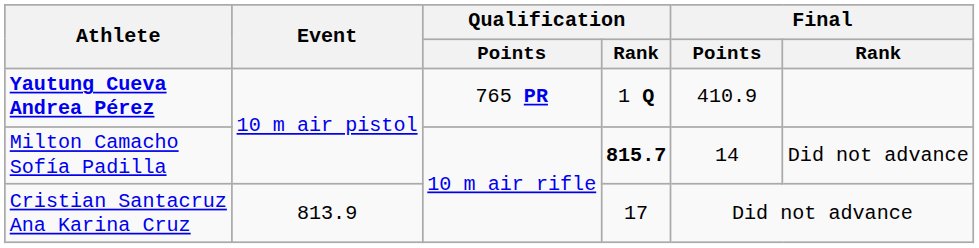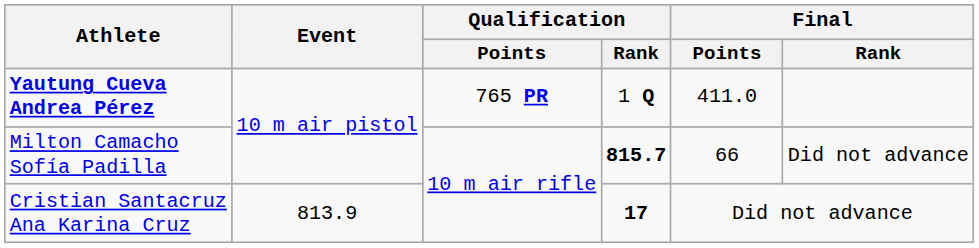(727, 97) 410.9 -> (727, 97) 411.0
(727, 155) 14 -> (727, 155) 66
(636, 213) normal -> (636, 213) bold
